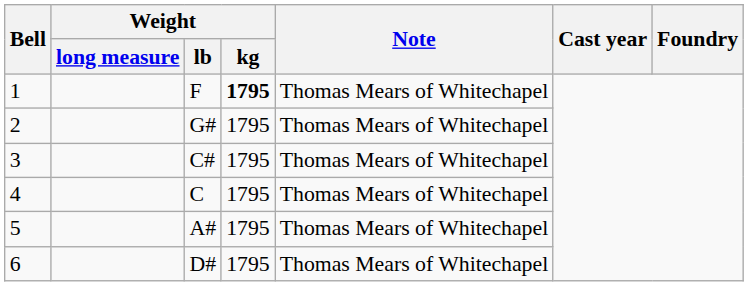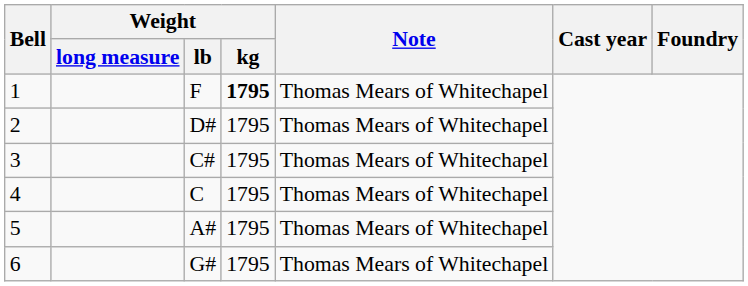(203, 125) G# -> (203, 125) D#
(203, 263) D# -> (203, 263) G#
